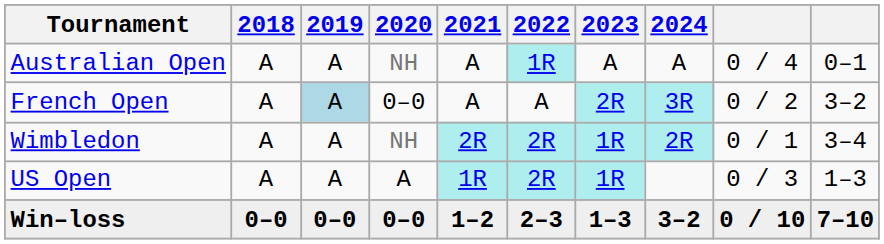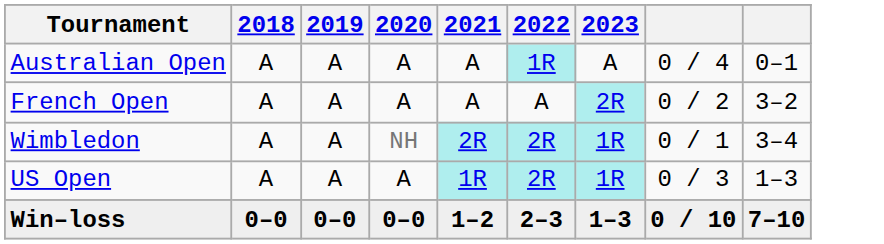- column: (679, 24)
(404, 63) NH -> (404, 63) A
(335, 102) lightblue background -> (335, 102) no background
(404, 102) 0–0 -> (404, 102) A
